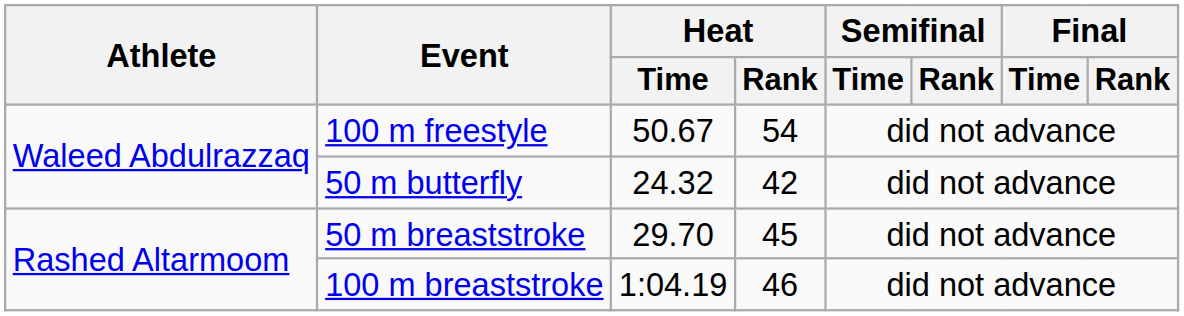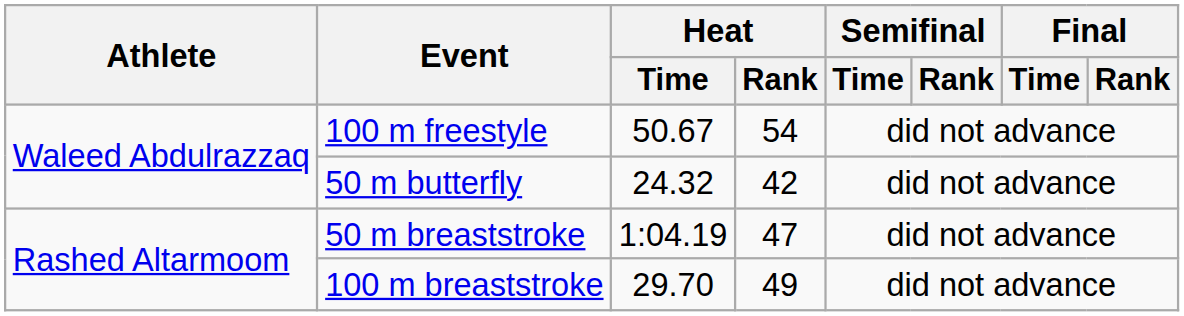(673, 234) 29.70 -> (673, 234) 1:04.19
(780, 234) 45 -> (780, 234) 47
(673, 285) 1:04.19 -> (673, 285) 29.70
(780, 285) 46 -> (780, 285) 49
